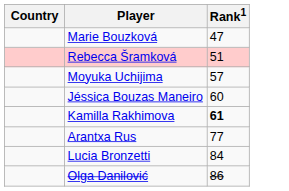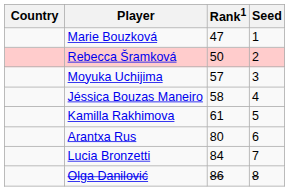+ column: (267, 16)
(217, 57) 51 -> (217, 57) 50
(217, 96) 60 -> (217, 96) 58
(217, 116) bold -> (217, 116) normal
(217, 136) 77 -> (217, 136) 80
